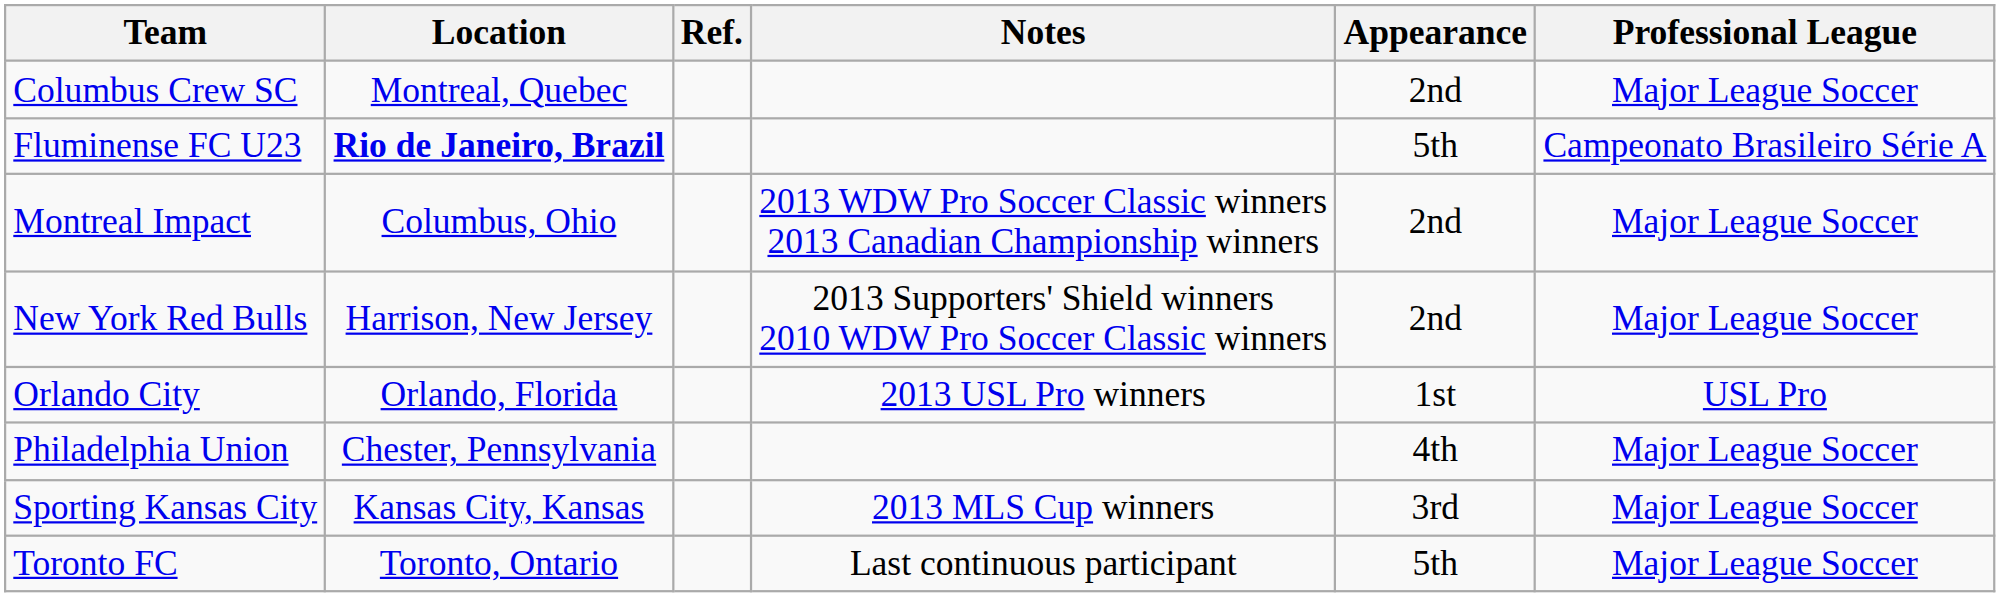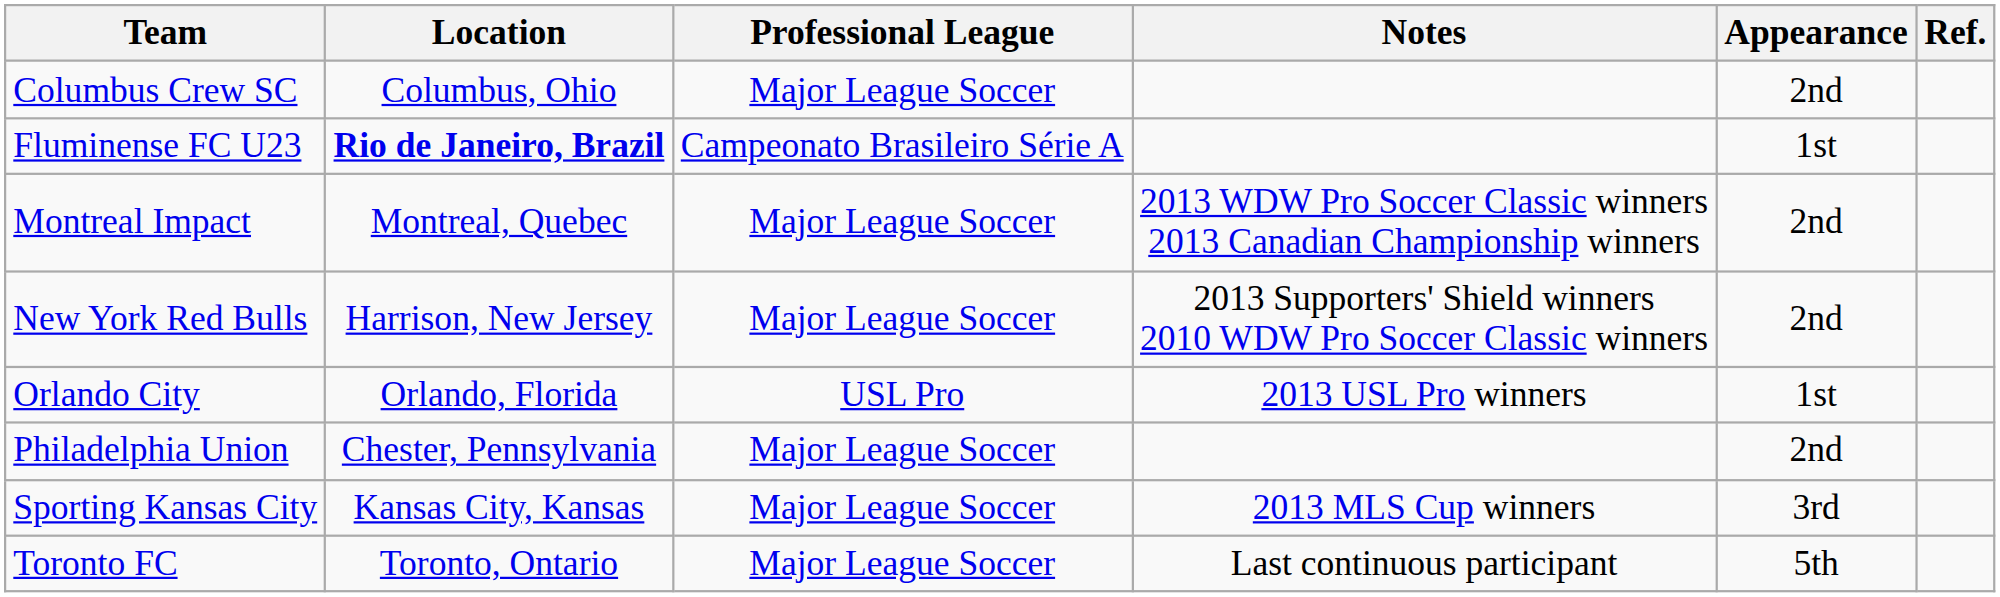columns swapped: (1765, 32) <-> (712, 32)
(499, 88) Montreal, Quebec -> (499, 88) Columbus, Ohio
(1435, 145) 5th -> (1816, 145) 1st
(499, 221) Columbus, Ohio -> (499, 221) Montreal, Quebec
(1435, 450) 4th -> (1816, 450) 2nd
